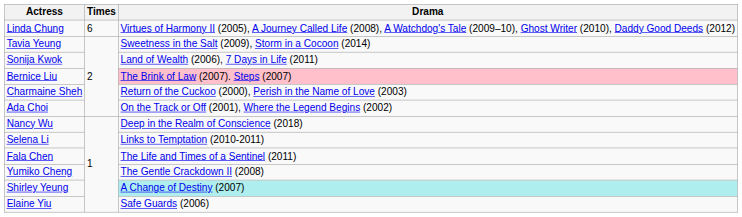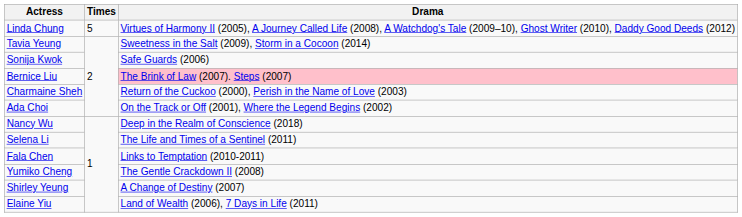(90, 28) 6 -> (90, 28) 5
(219, 60) Land of Wealth (2006), 7 Days in Life (2011) -> (165, 60) Safe Guards (2006)
(192, 140) Links to Temptation (2010-2011) -> (208, 140) The Life and Times of a Sentinel (2011)
(208, 156) The Life and Times of a Sentinel (2011) -> (192, 156) Links to Temptation (2010-2011)
(182, 188) paleturquoise background -> (182, 188) no background
(165, 204) Safe Guards (2006) -> (219, 204) Land of Wealth (2006), 7 Days in Life (2011)
